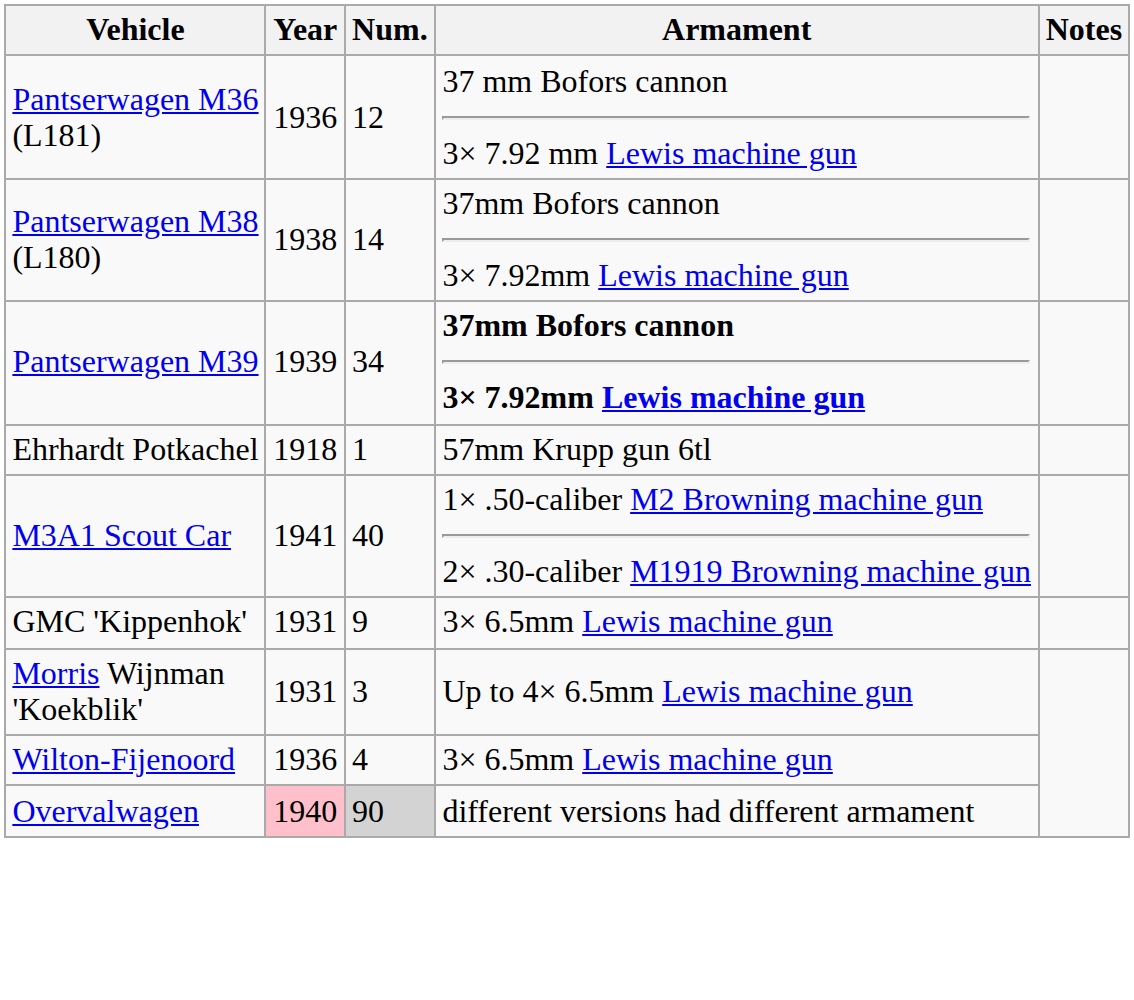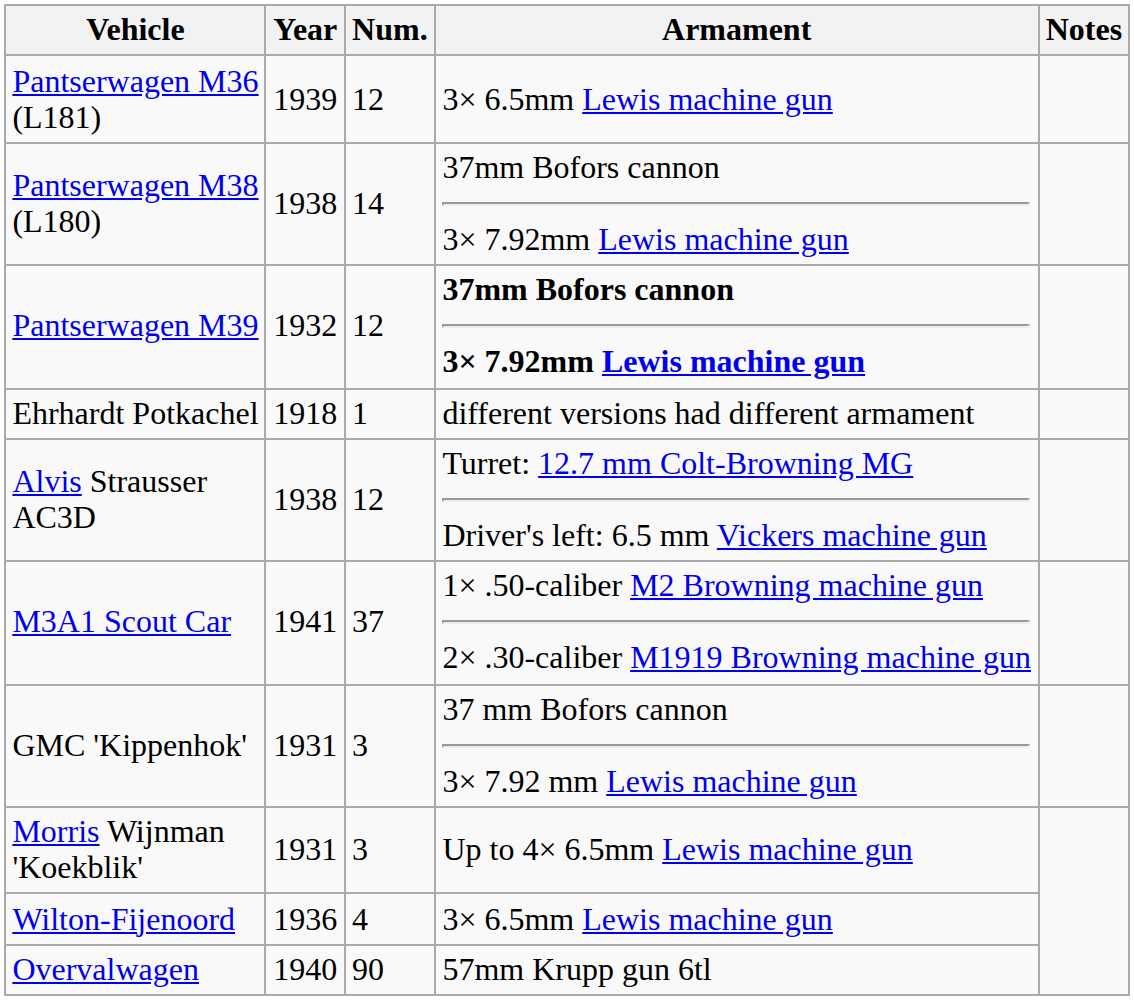(305, 116) 1936 -> (305, 98) 1939
(737, 116) 37 mm Bofors cannon 3× 7.92 mm Lewis machine gun -> (638, 98) 3× 6.5mm Lewis machine gun
(305, 362) 1939 -> (305, 326) 1932
(368, 362) 34 -> (368, 326) 12
(577, 448) 57mm Krupp gun 6tl -> (708, 412) different versions had different armament
+ row: (110, 499)
(368, 535) 40 -> (368, 622) 37
(360, 622) 9 -> (360, 745) 3
(638, 622) 3× 6.5mm Lewis machine gun -> (737, 745) 37 mm Bofors cannon 3× 7.92 mm Lewis machine gun
(305, 810) pink background -> (305, 969) no background
(368, 810) lightgrey background -> (368, 969) no background
(708, 810) different versions had different armament -> (577, 969) 57mm Krupp gun 6tl
